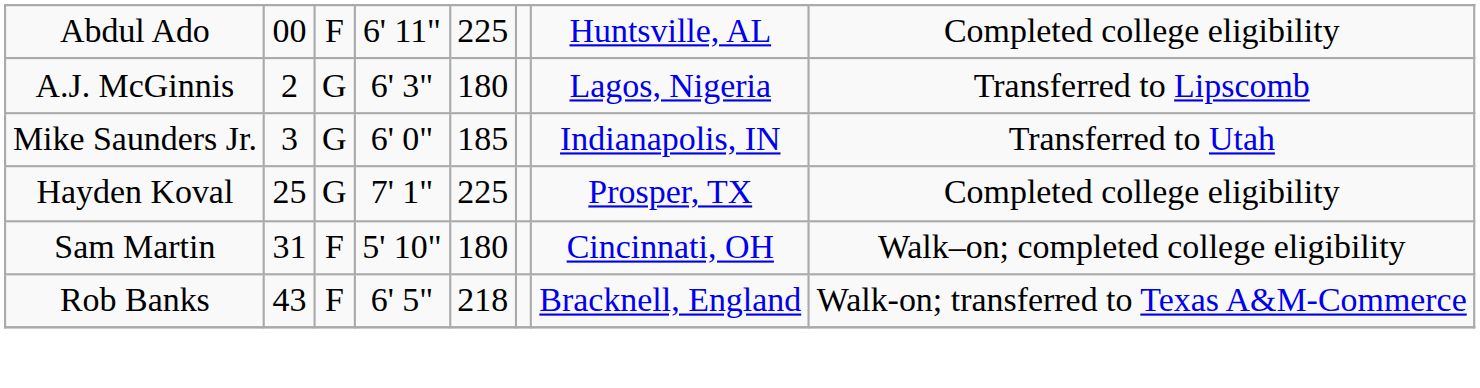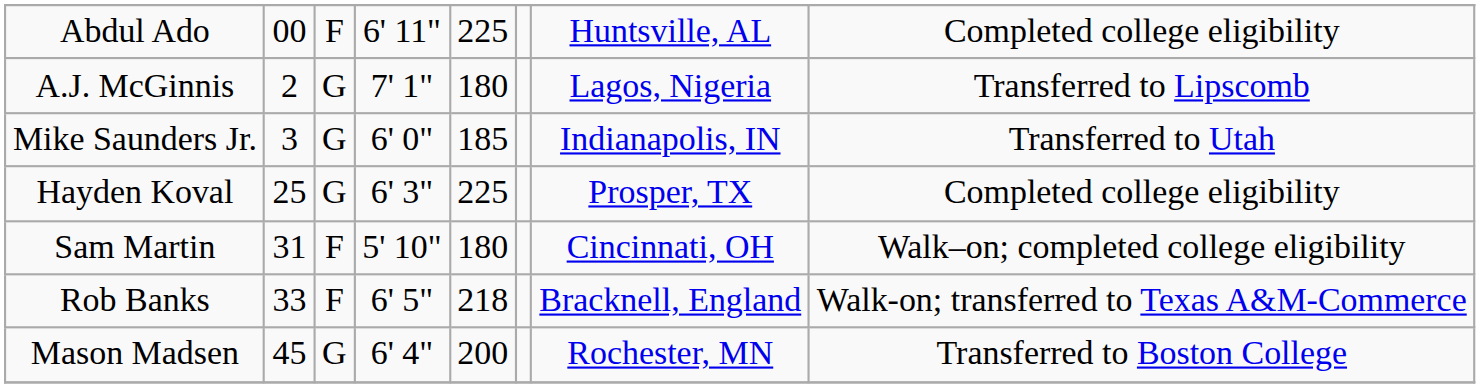(402, 85) 6' 3" -> (402, 85) 7' 1"
(402, 192) 7' 1" -> (402, 192) 6' 3"
(290, 300) 43 -> (290, 300) 33
+ row: (135, 354)
